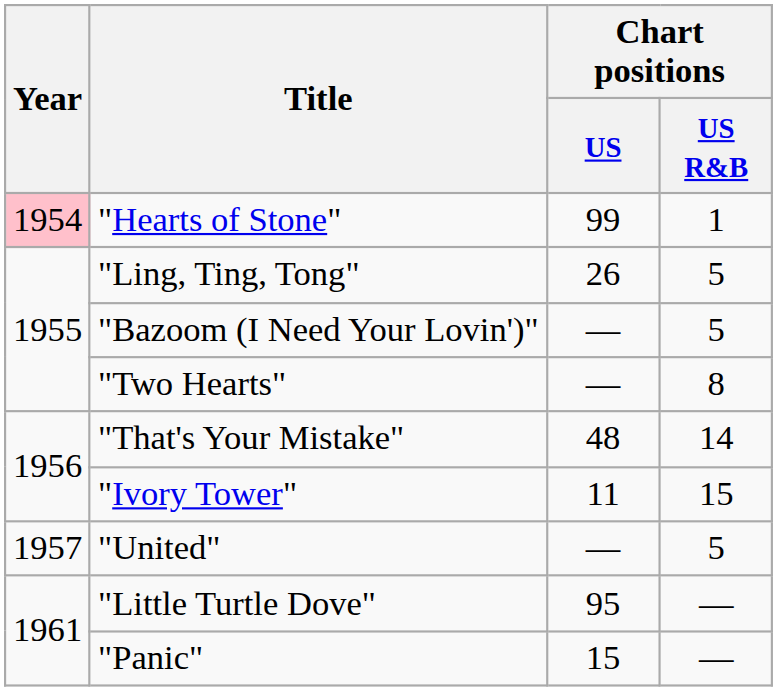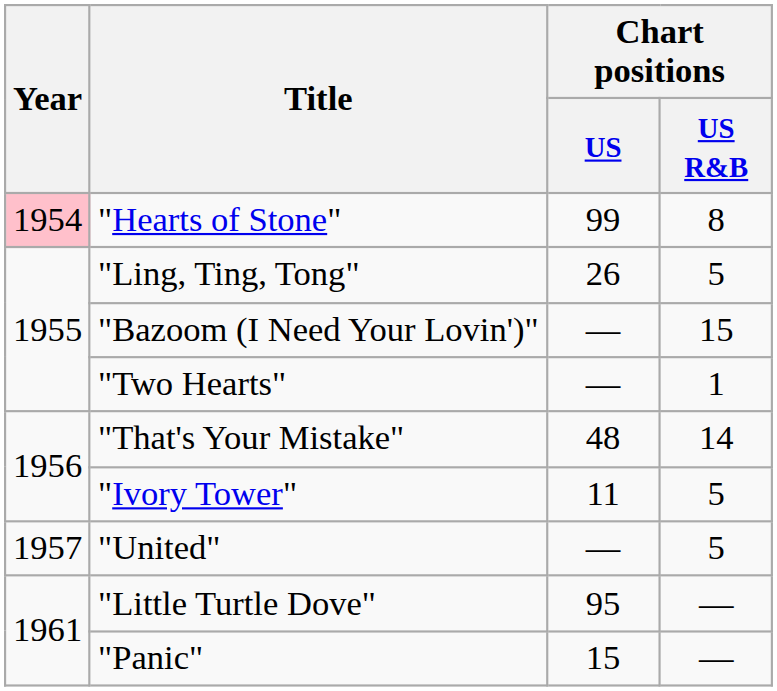(716, 219) 1 -> (716, 219) 8
(716, 328) 5 -> (716, 328) 15
(716, 383) 8 -> (716, 383) 1
(716, 493) 15 -> (716, 493) 5
